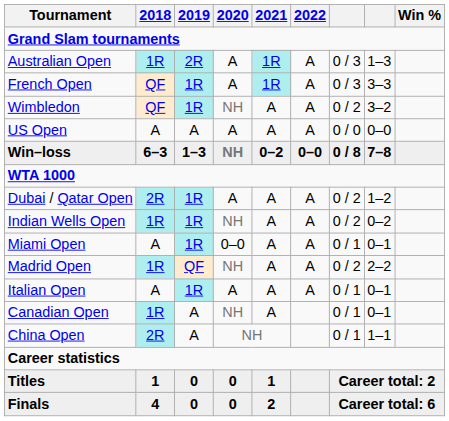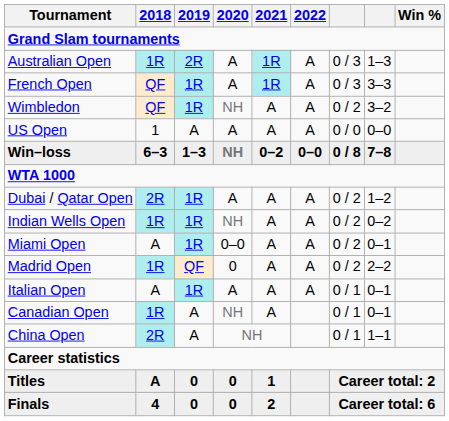(155, 130) A -> (155, 130) 1
(347, 244) 0 / 1 -> (347, 244) 0 / 2
(233, 267) NH -> (233, 267) 0
(155, 381) 1 -> (155, 381) A
